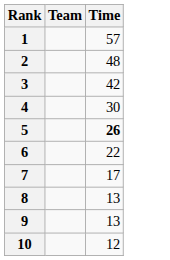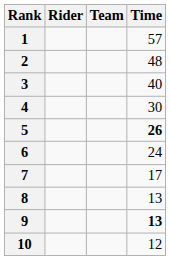+ column: (66, 15)
(113, 84) 42 -> (155, 84) 40
(113, 152) 22 -> (155, 152) 24
(113, 221) normal -> (155, 221) bold
